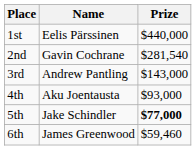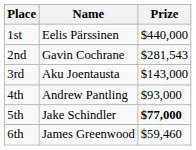(164, 54) $281,540 -> (164, 54) $281,543
(85, 74) Andrew Pantling -> (81, 74) Aku Joentausta
(81, 94) Aku Joentausta -> (85, 94) Andrew Pantling
